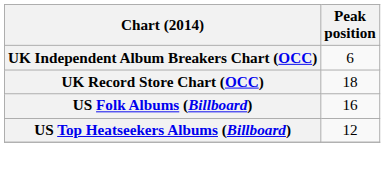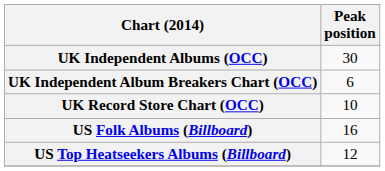+ row: (163, 57)
(350, 81) 18 -> (350, 105) 10
